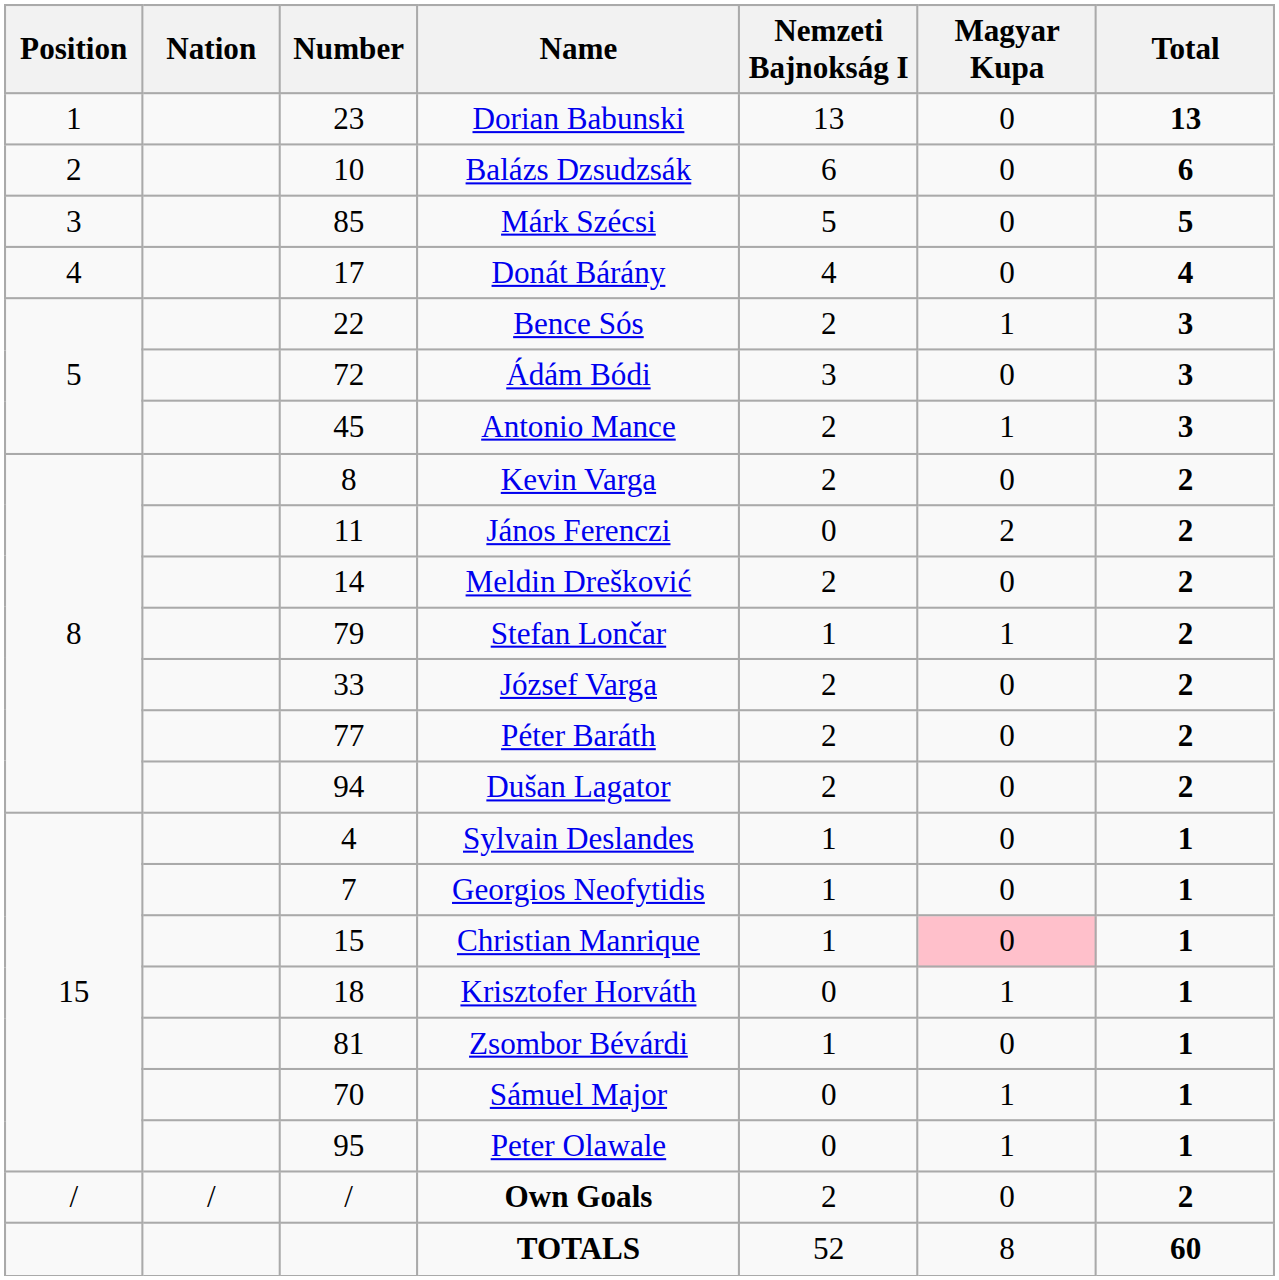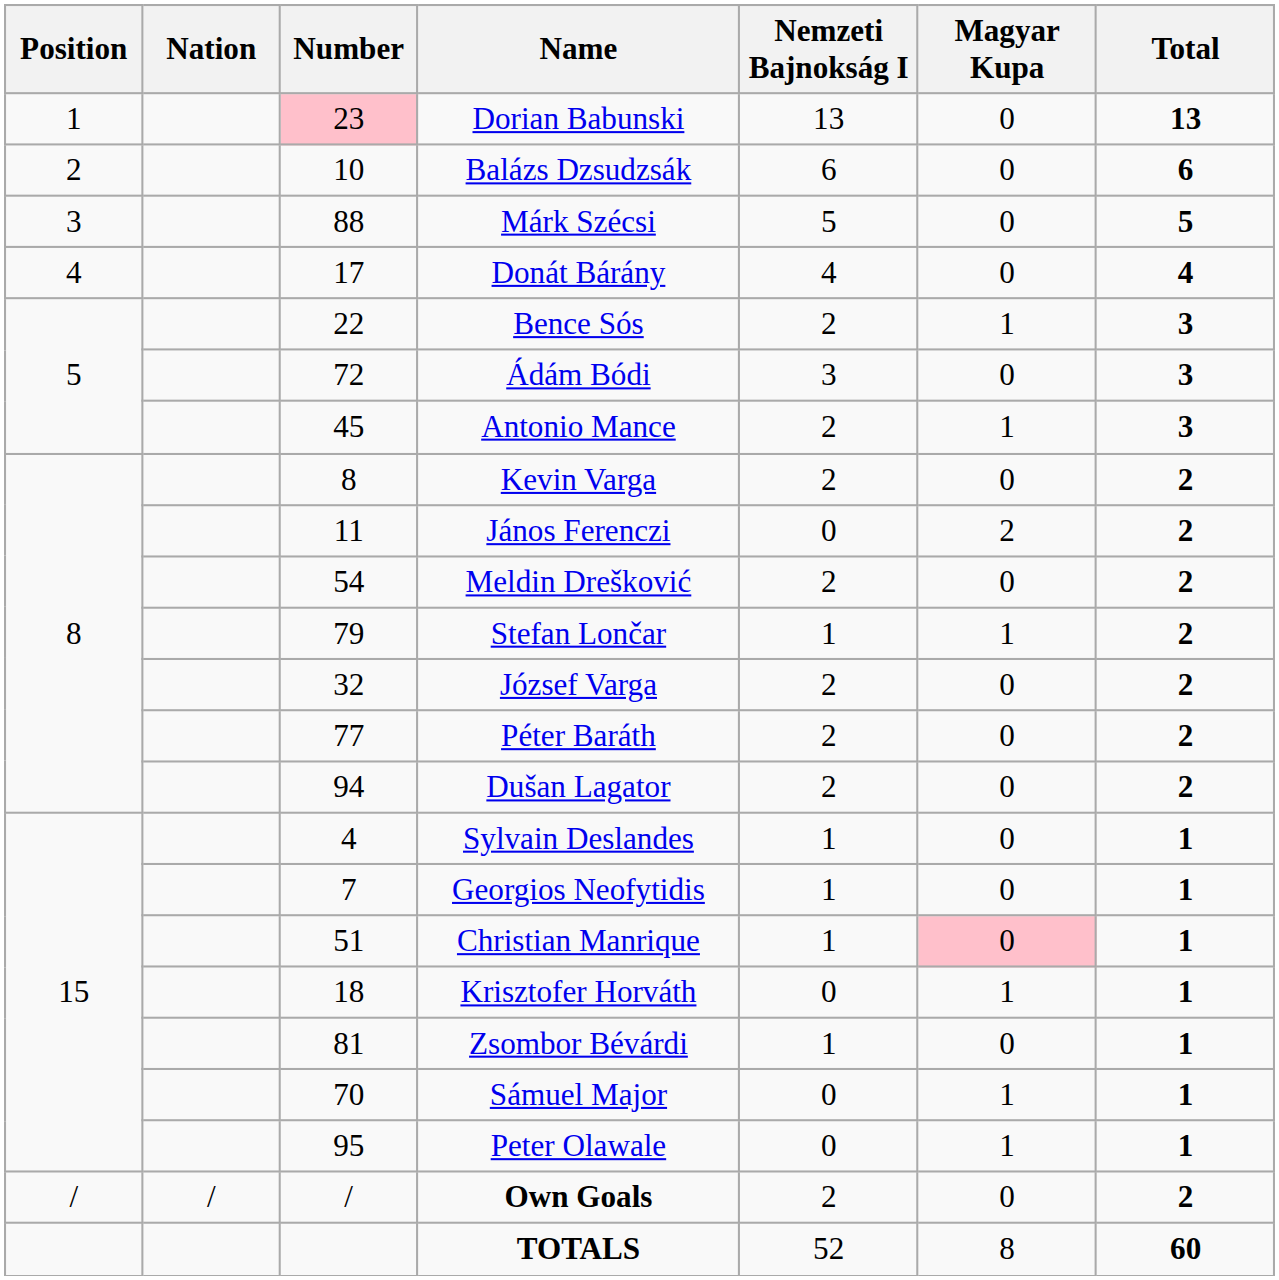(349, 118) no background -> (349, 118) pink background
(349, 221) 85 -> (349, 221) 88
(349, 581) 14 -> (349, 581) 54
(349, 683) 33 -> (349, 683) 32
(349, 940) 15 -> (349, 940) 51
